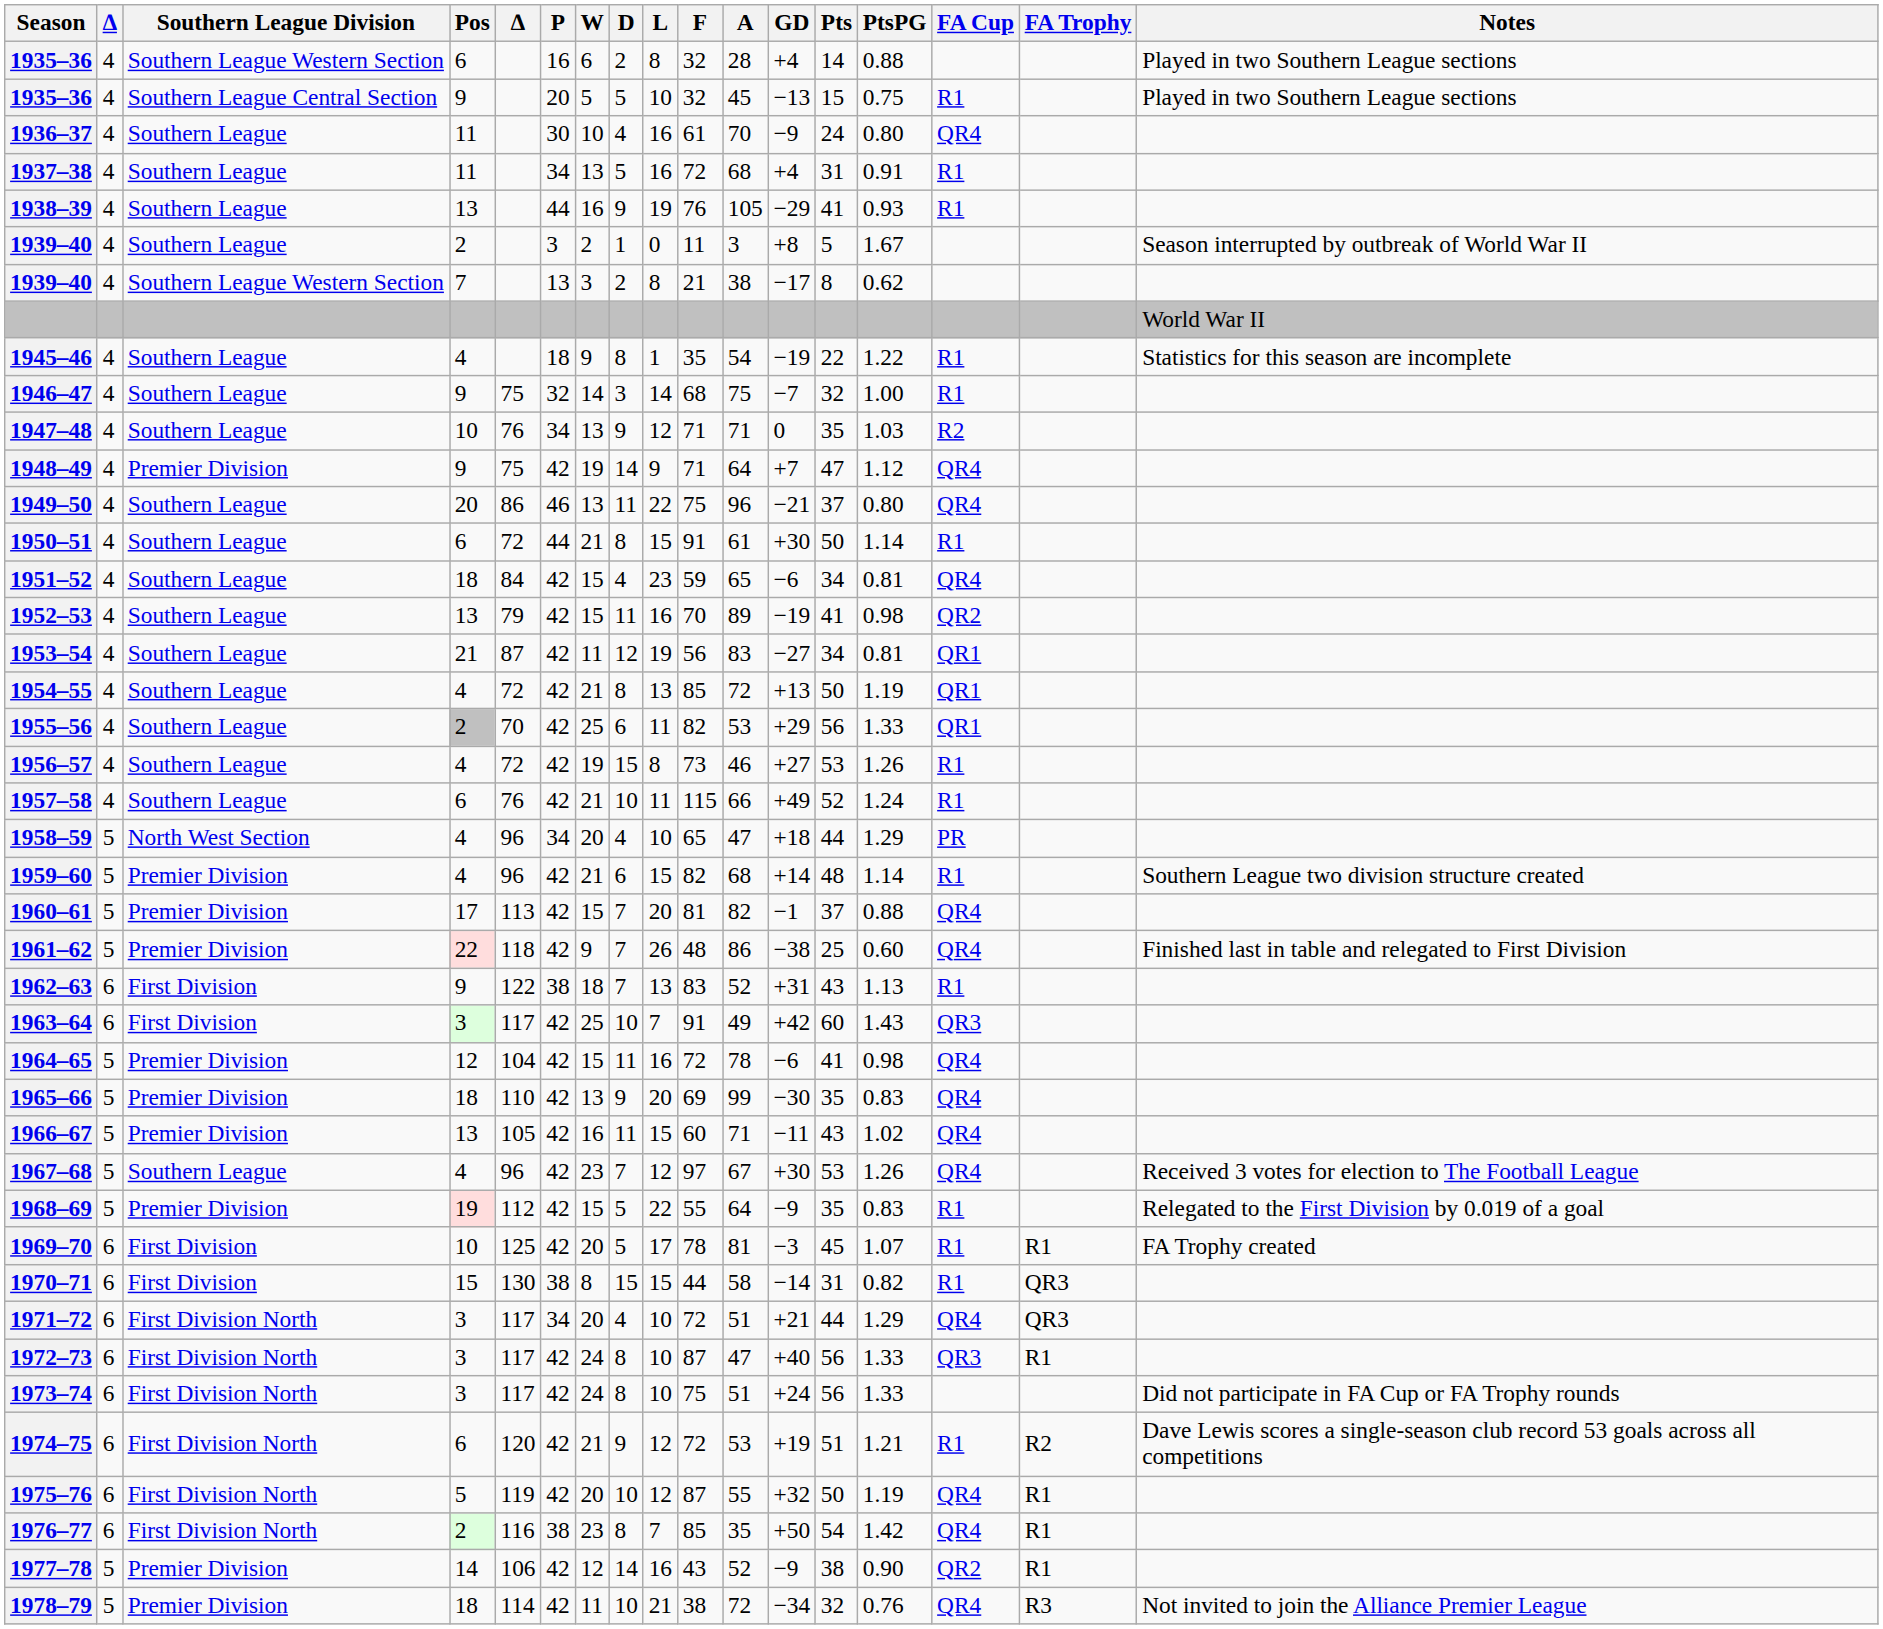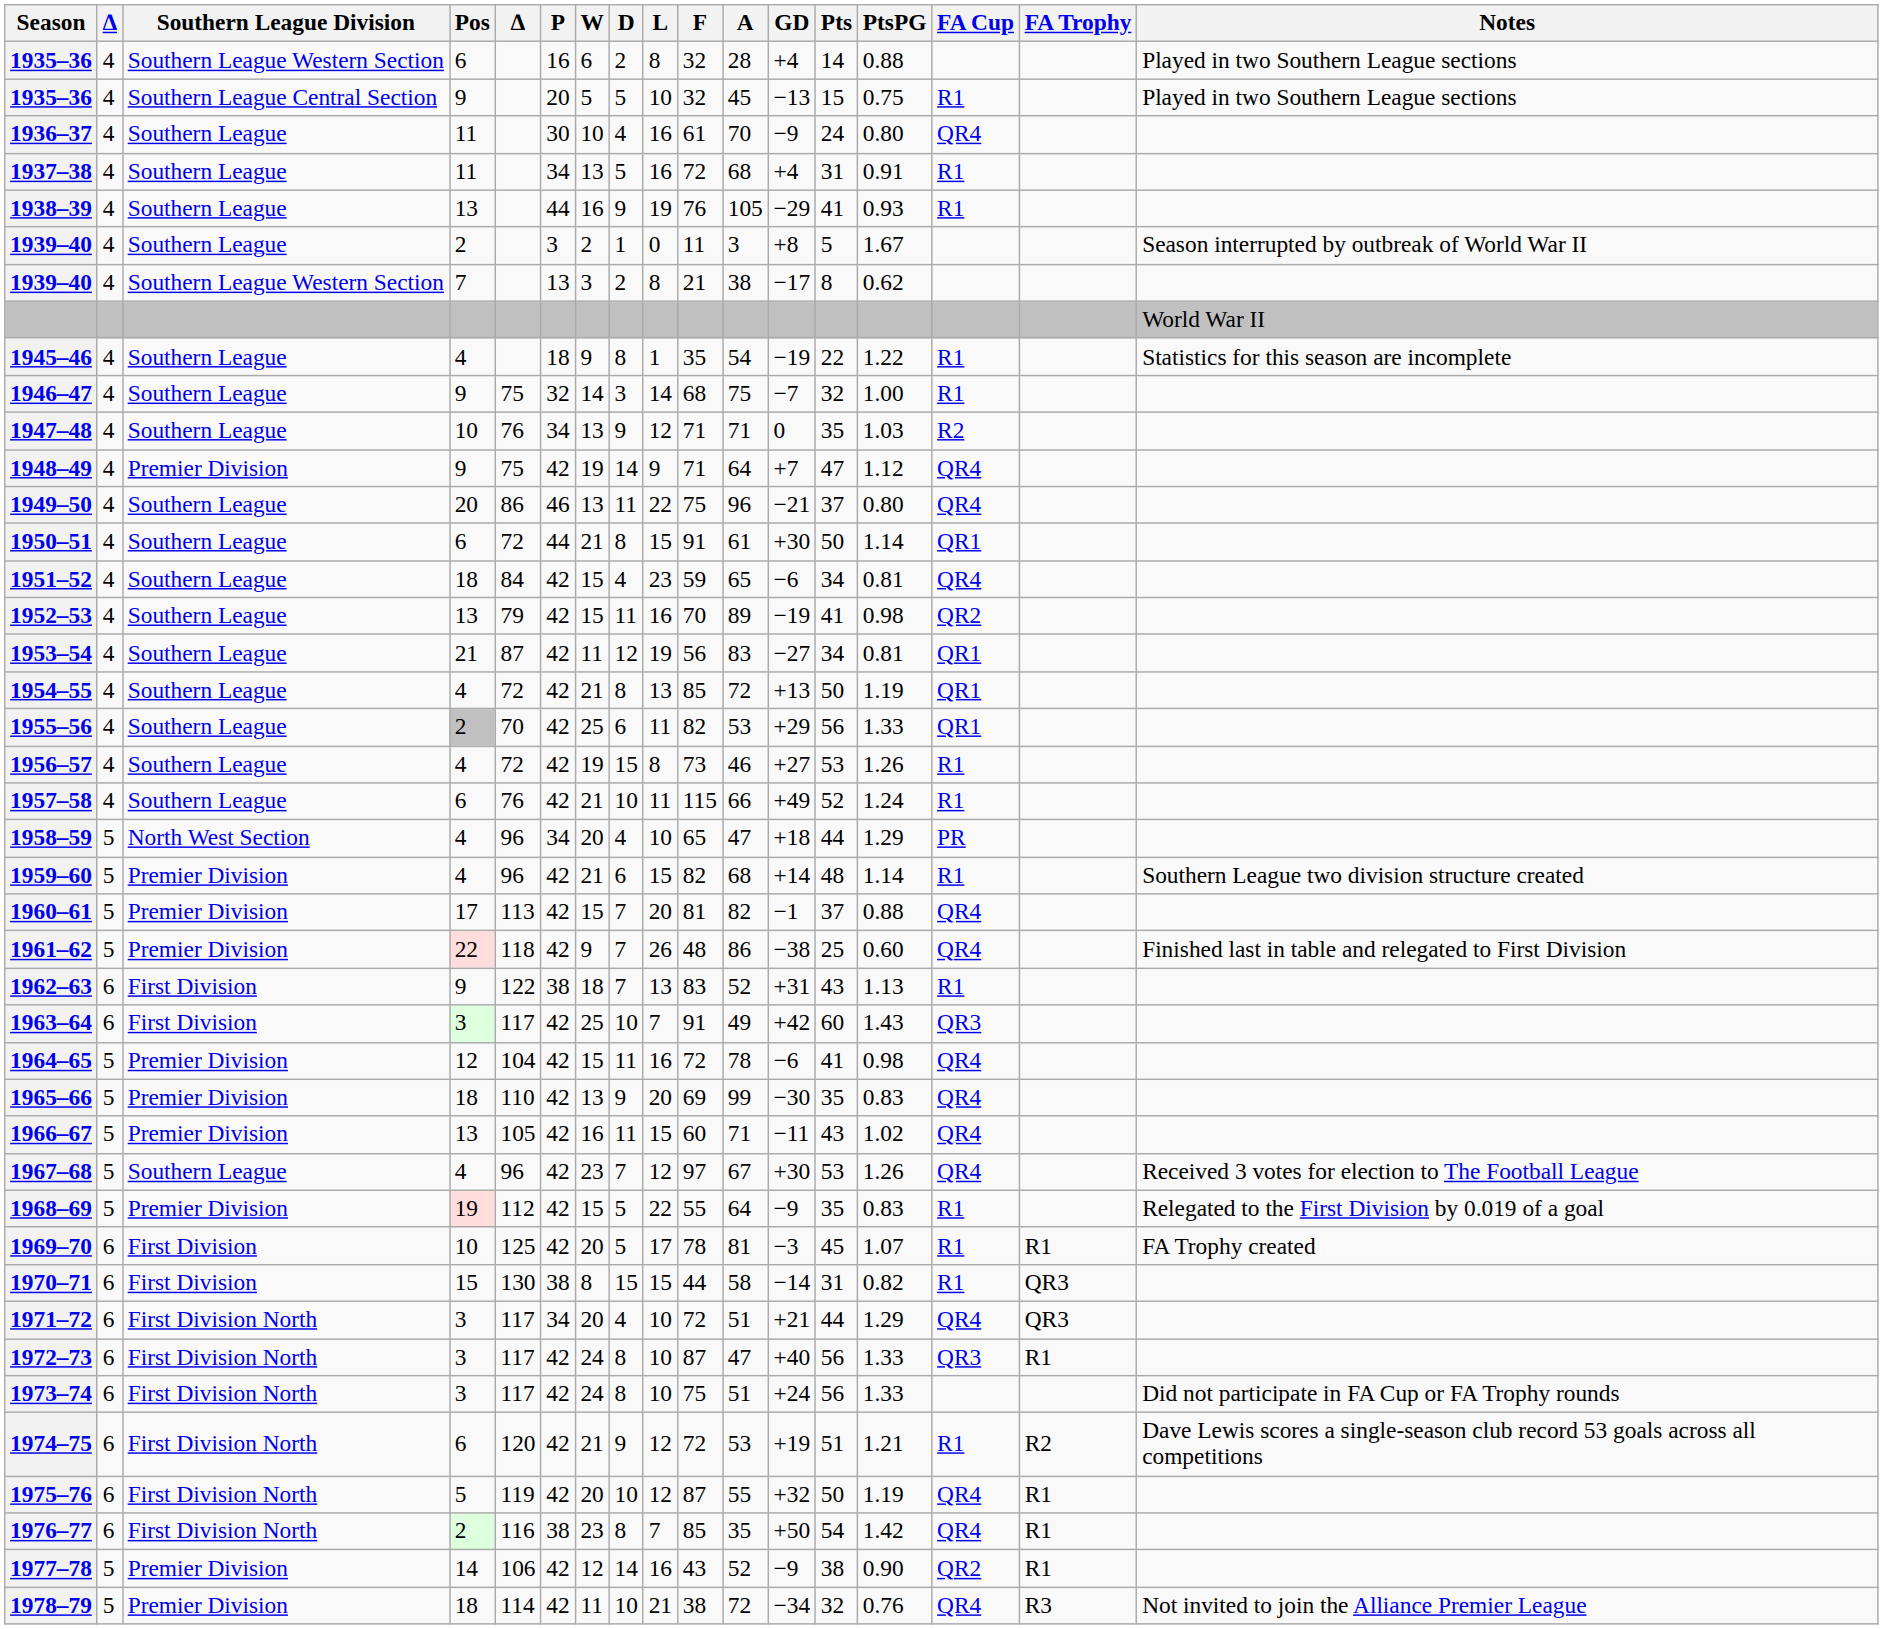(951, 541) R1 -> (959, 541) QR1
